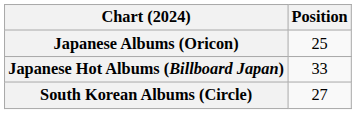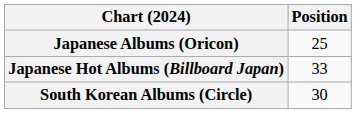(320, 95) 27 -> (320, 95) 30
